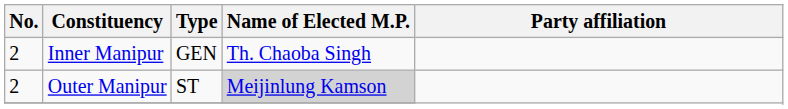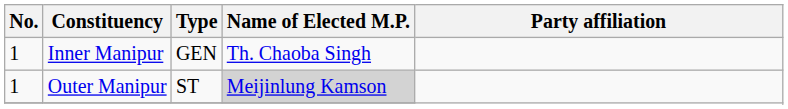(14, 53) 2 -> (14, 53) 1
(14, 86) 2 -> (14, 86) 1
